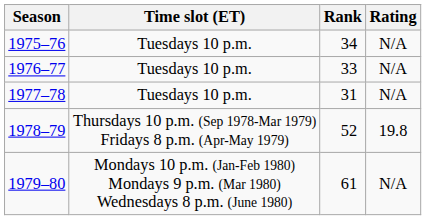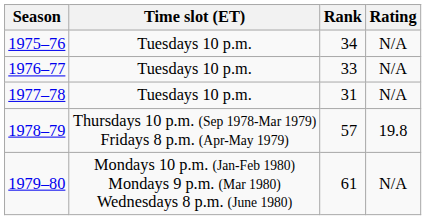(343, 130) 52 -> (343, 130) 57
